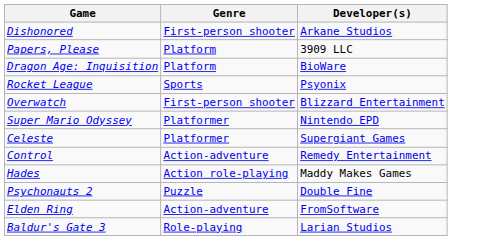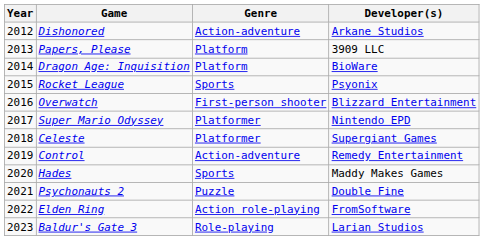+ column: (20, 13)
(229, 31) First-person shooter -> (248, 31) Action-adventure
(226, 173) Action role-playing -> (215, 173) Sports
(216, 209) Action-adventure -> (257, 209) Action role-playing
